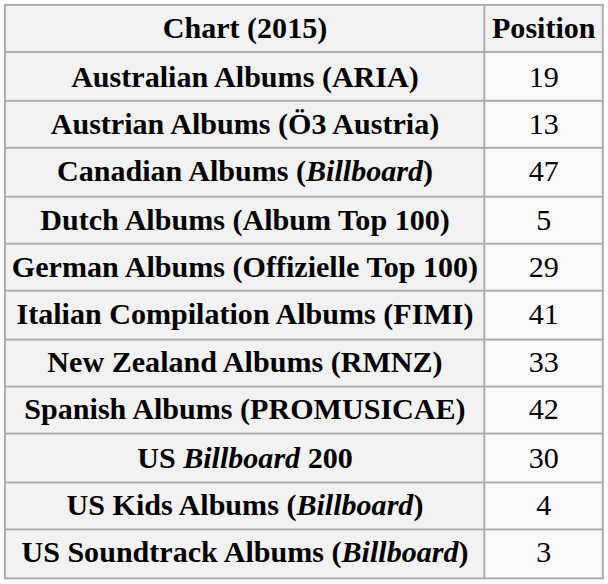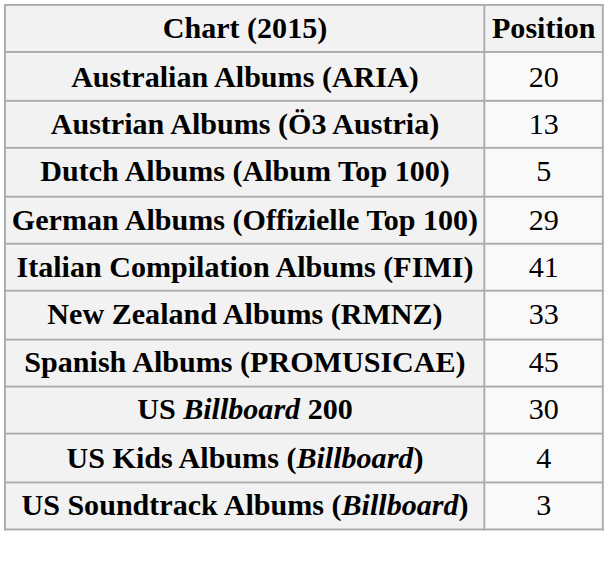(544, 76) 19 -> (544, 76) 20
- row: (245, 171)
(544, 409) 42 -> (544, 362) 45
